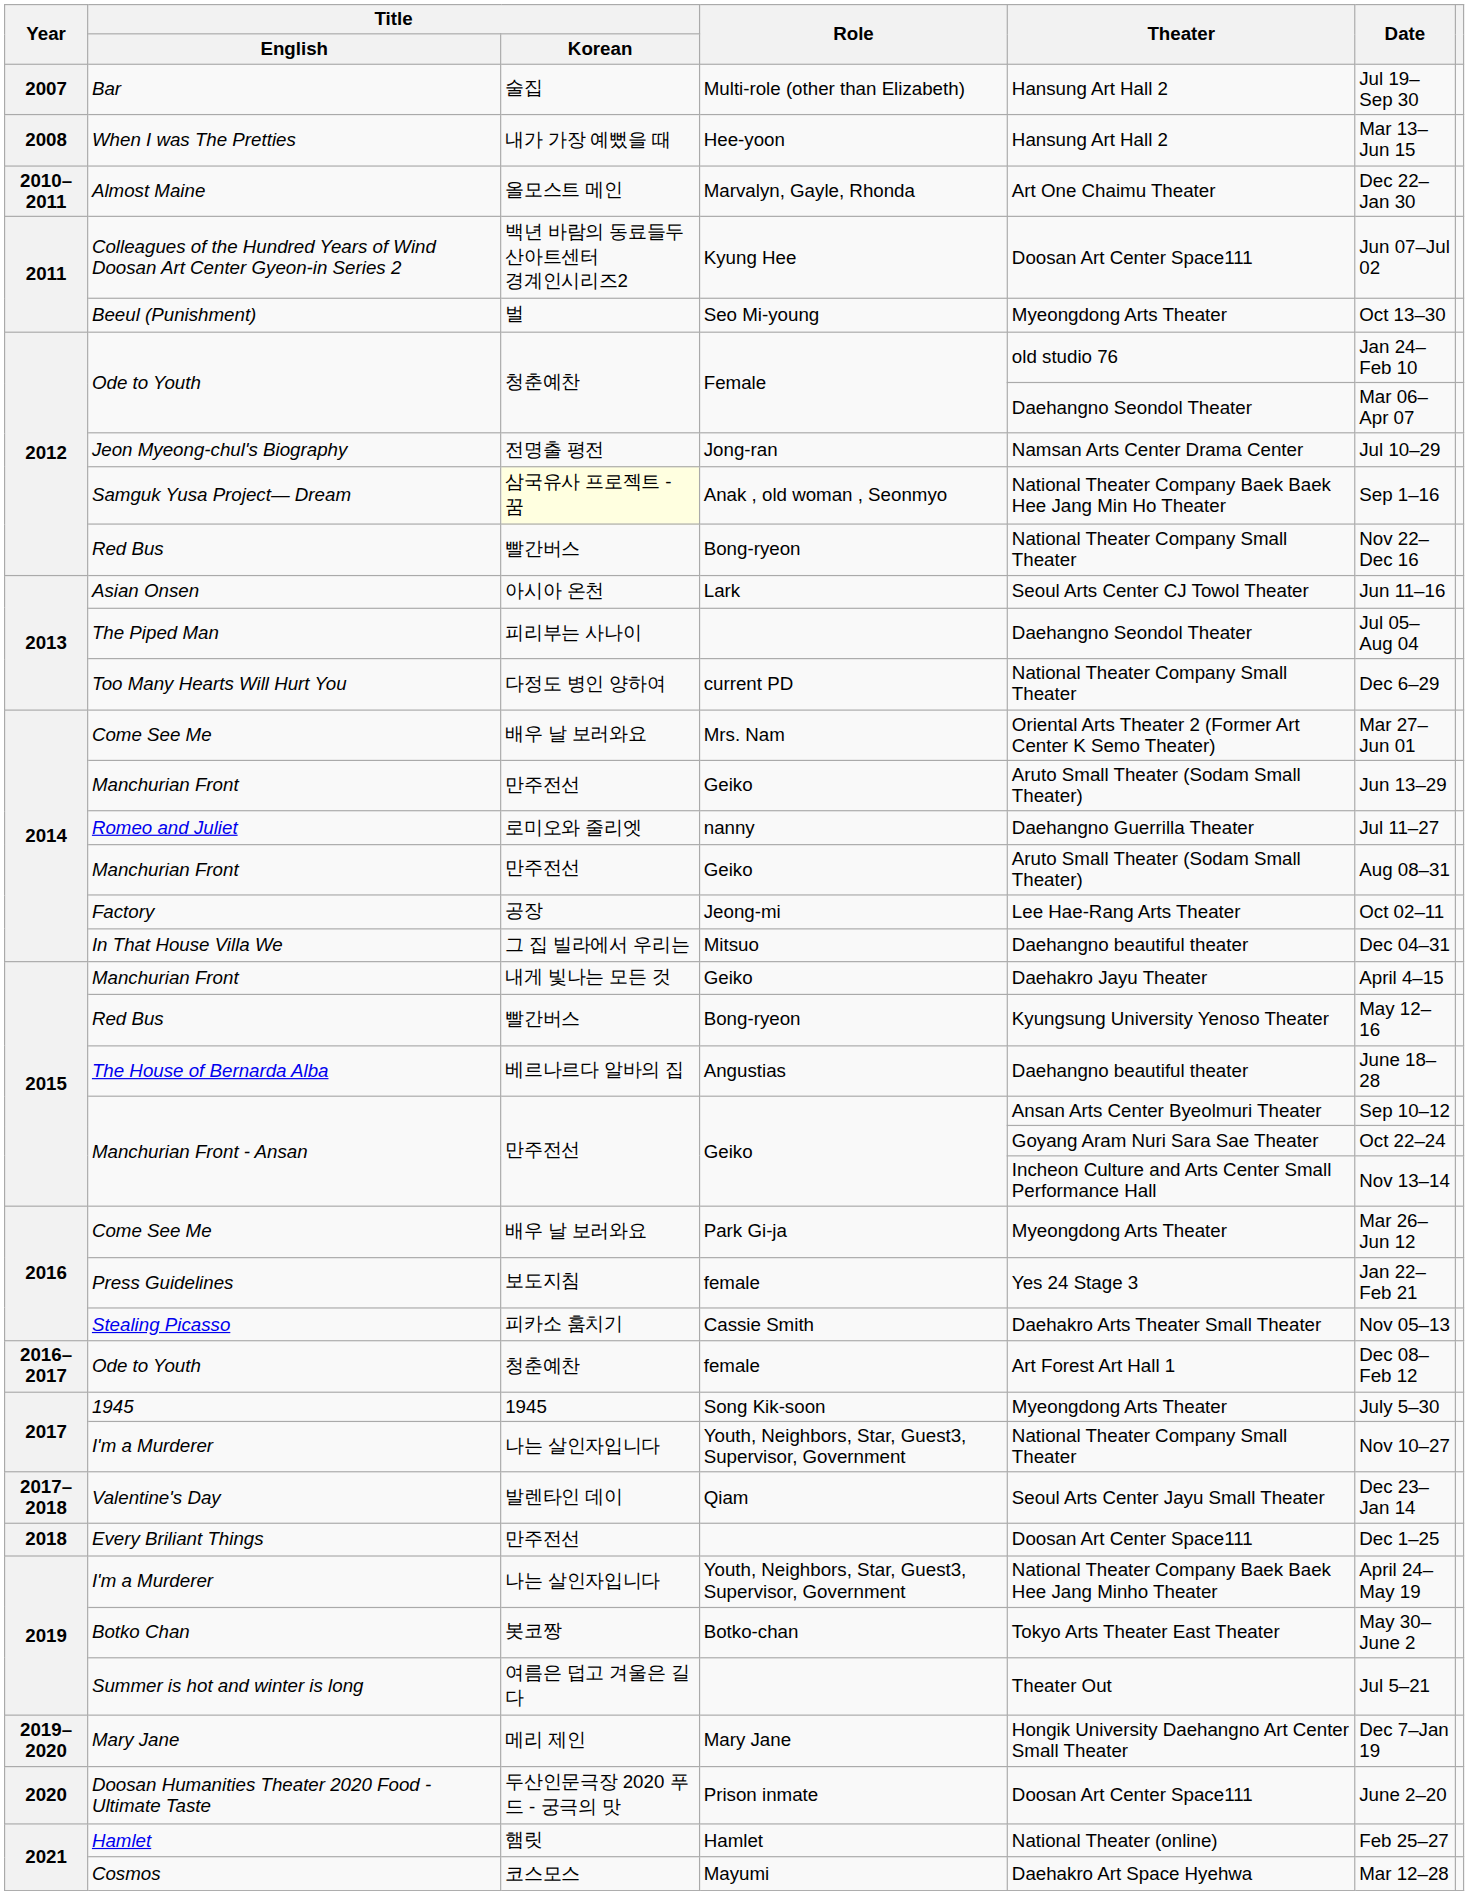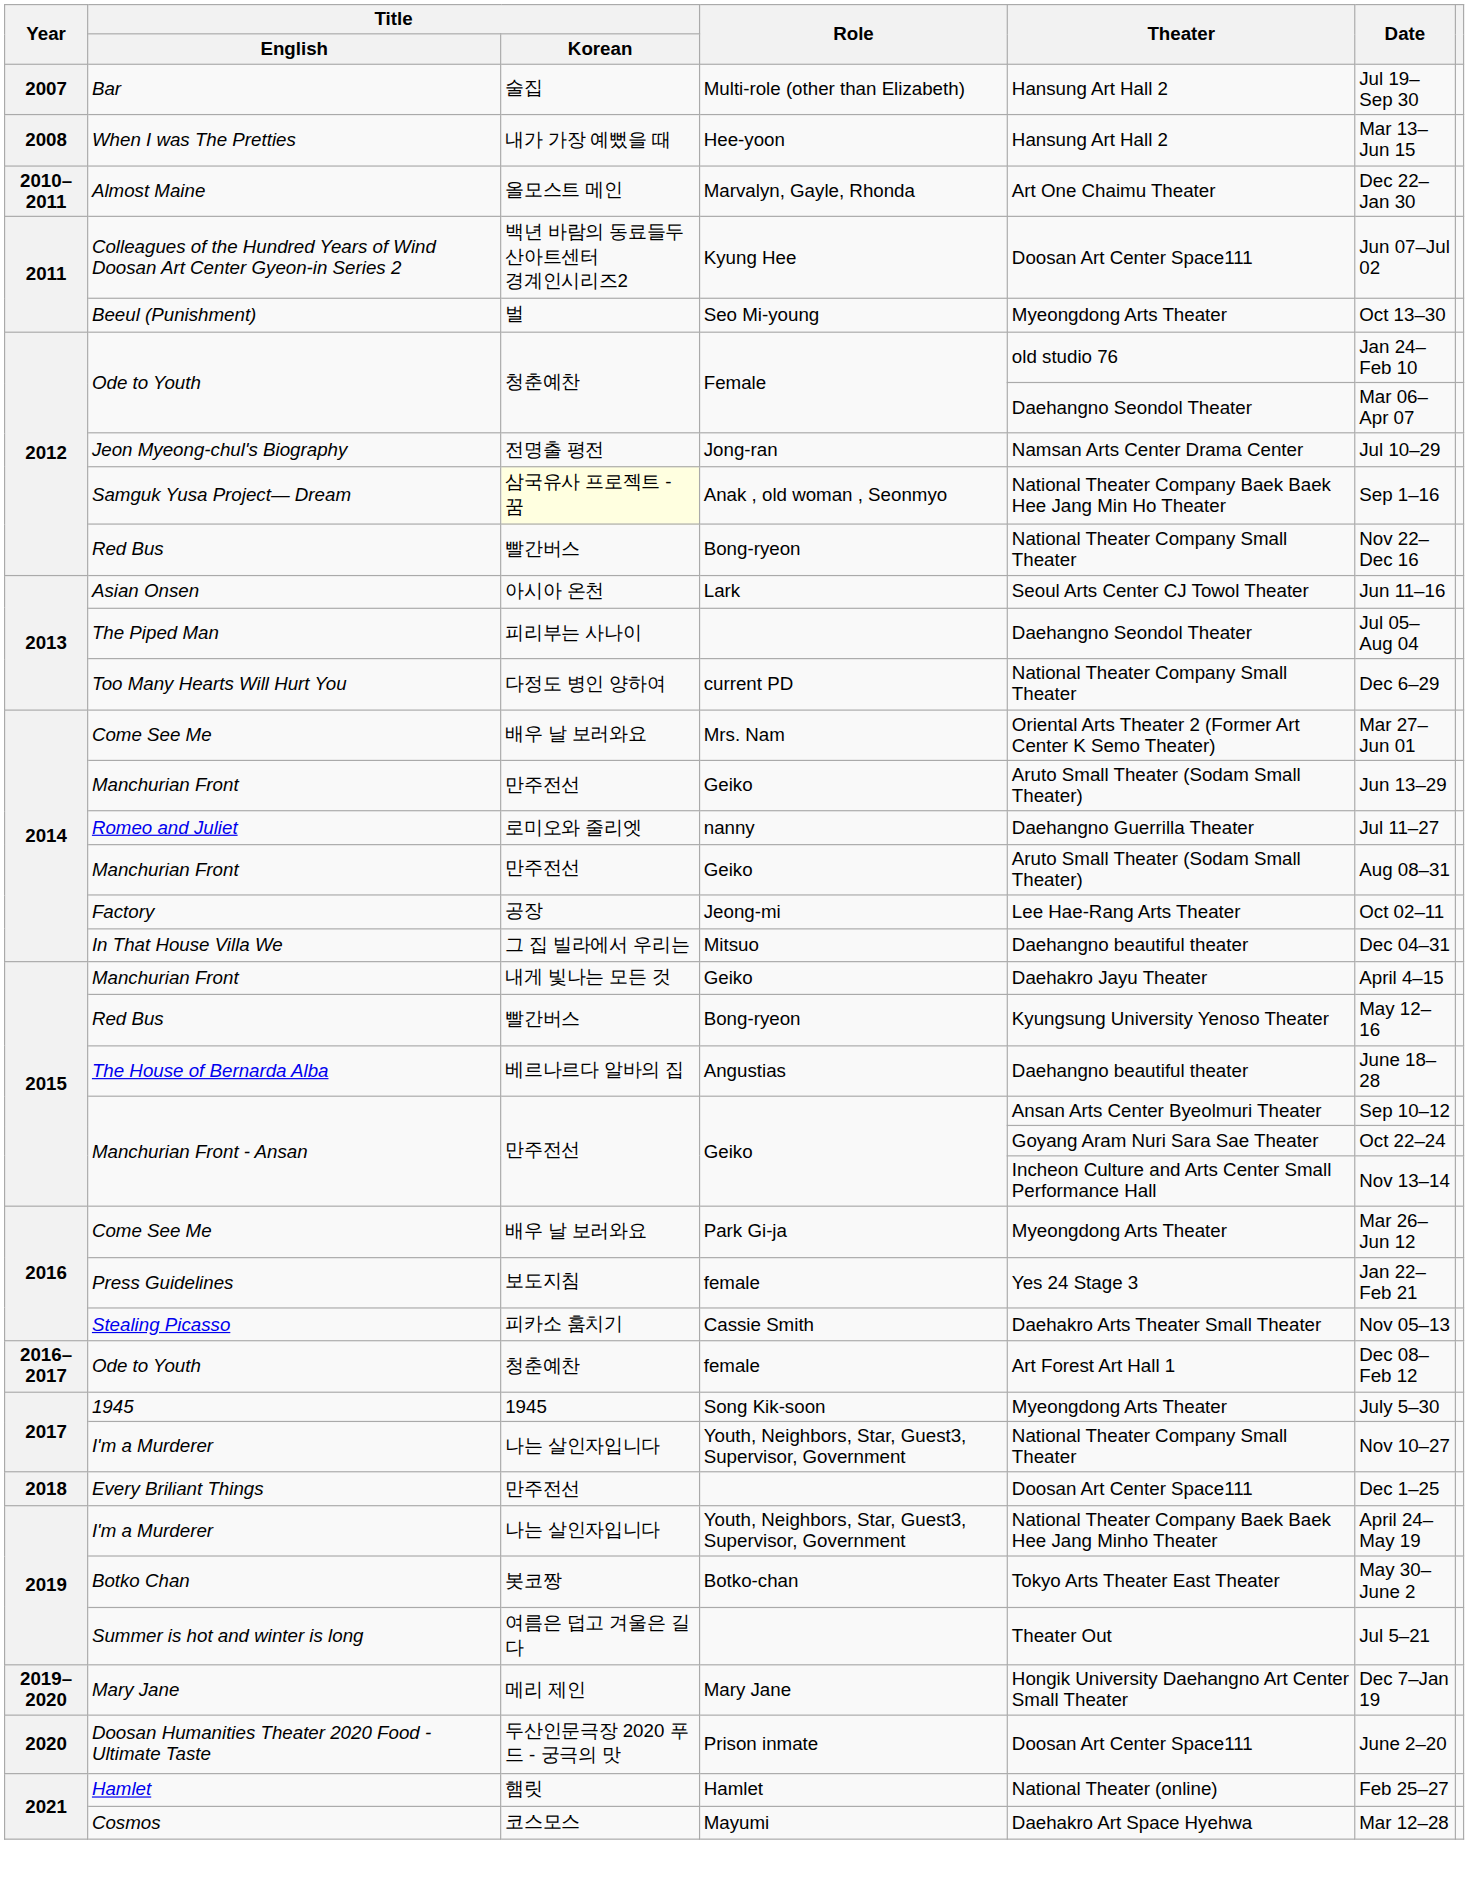- row: (46, 1497)
